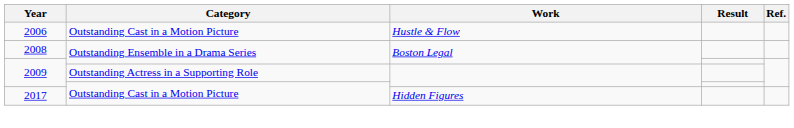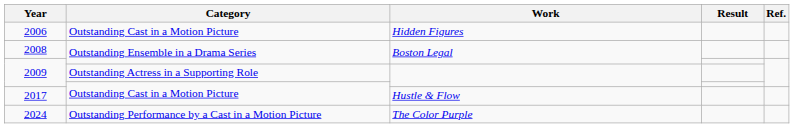(426, 31) Hustle & Flow -> (428, 31) Hidden Figures
(428, 96) Hidden Figures -> (426, 96) Hustle & Flow
+ row: (35, 114)
